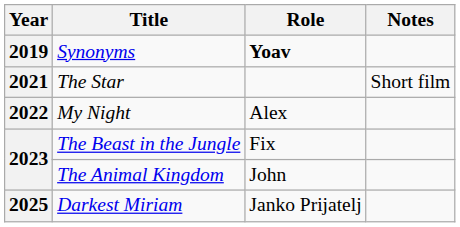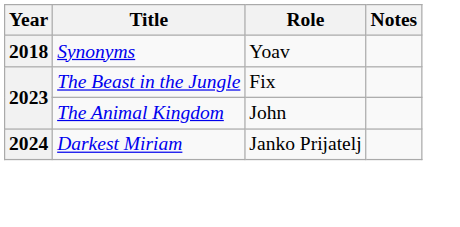(29, 50) 2019 -> (29, 50) 2018
(270, 50) bold -> (270, 50) normal
- row: (90, 81)
- row: (94, 112)
(29, 205) 2025 -> (29, 143) 2024
